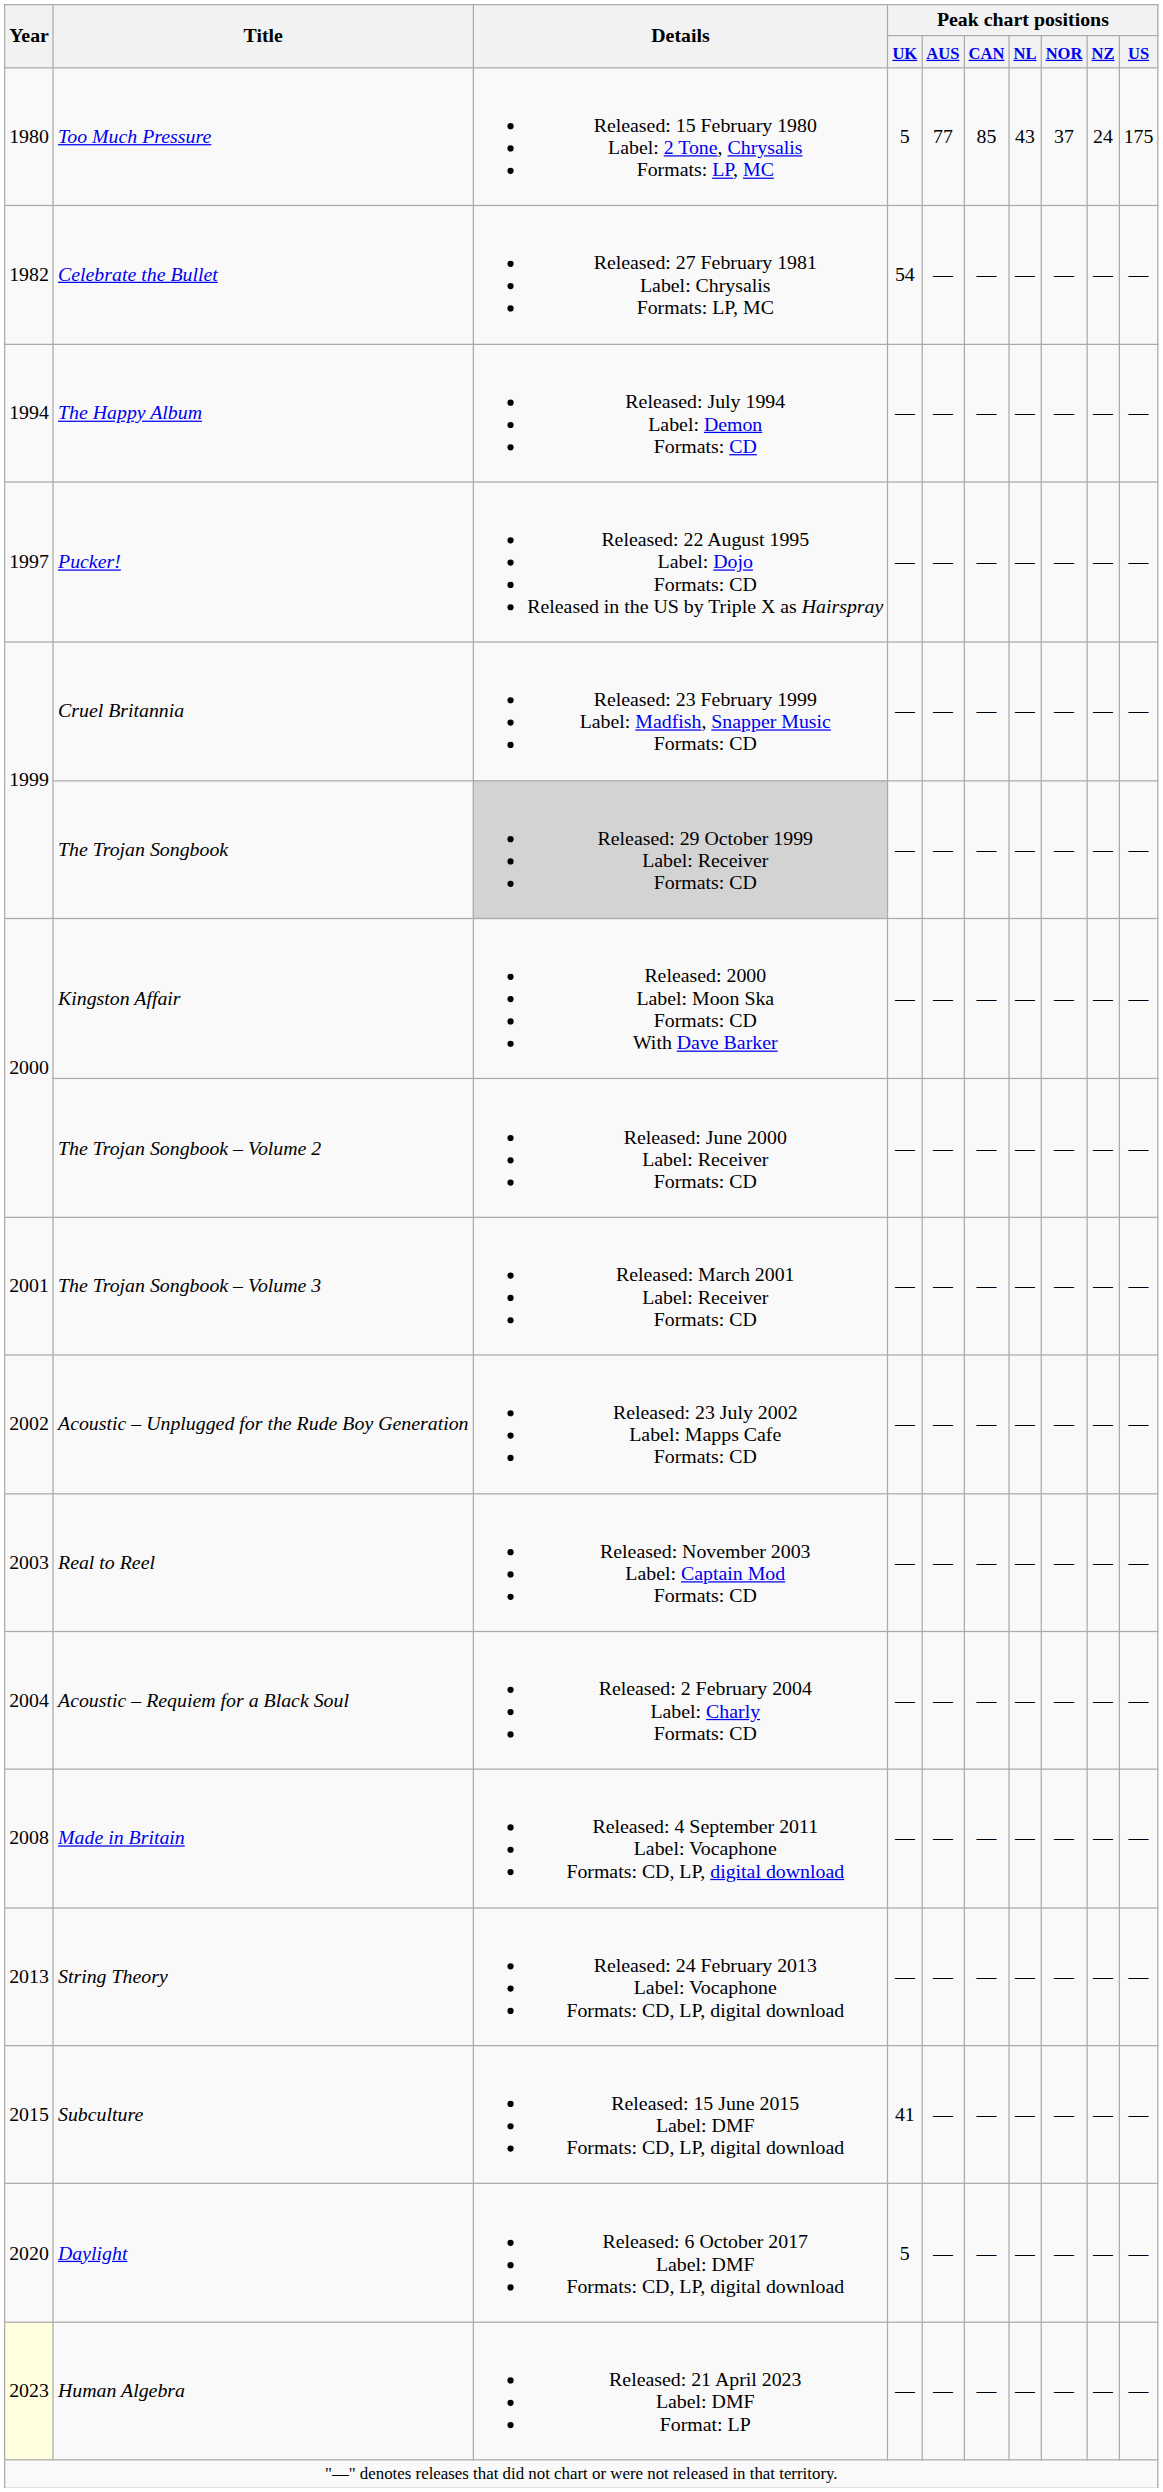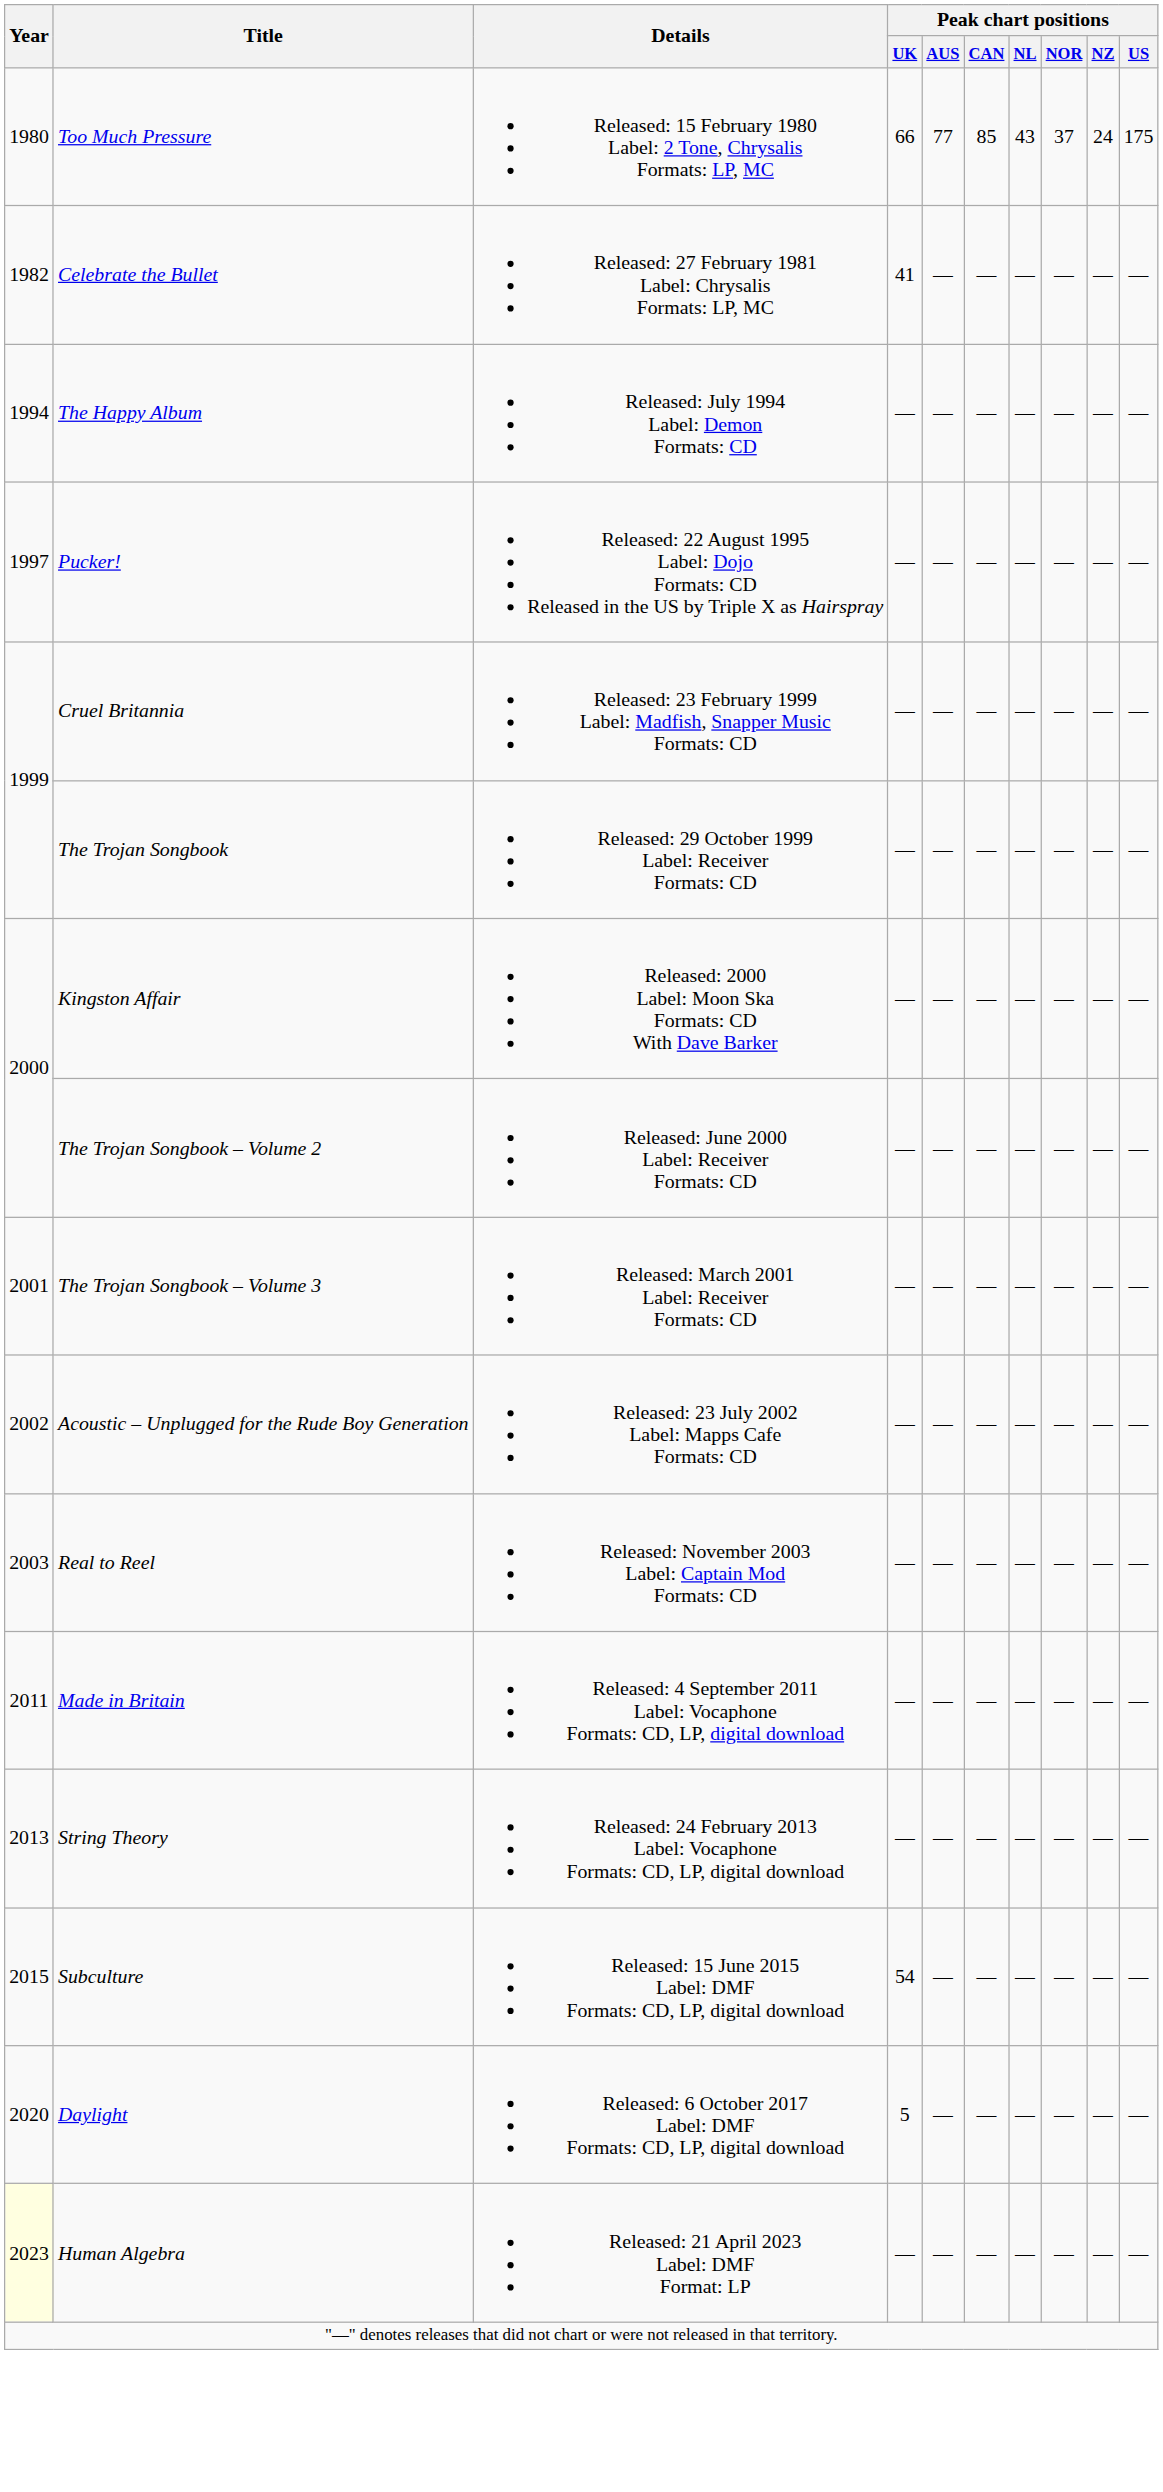(905, 136) 5 -> (905, 136) 66
(905, 274) 54 -> (905, 274) 41
(680, 861) lightgrey background -> (680, 861) no background
- row: (203, 1700)
(29, 1838) 2008 -> (29, 1700) 2011
(905, 2114) 41 -> (905, 1976) 54
